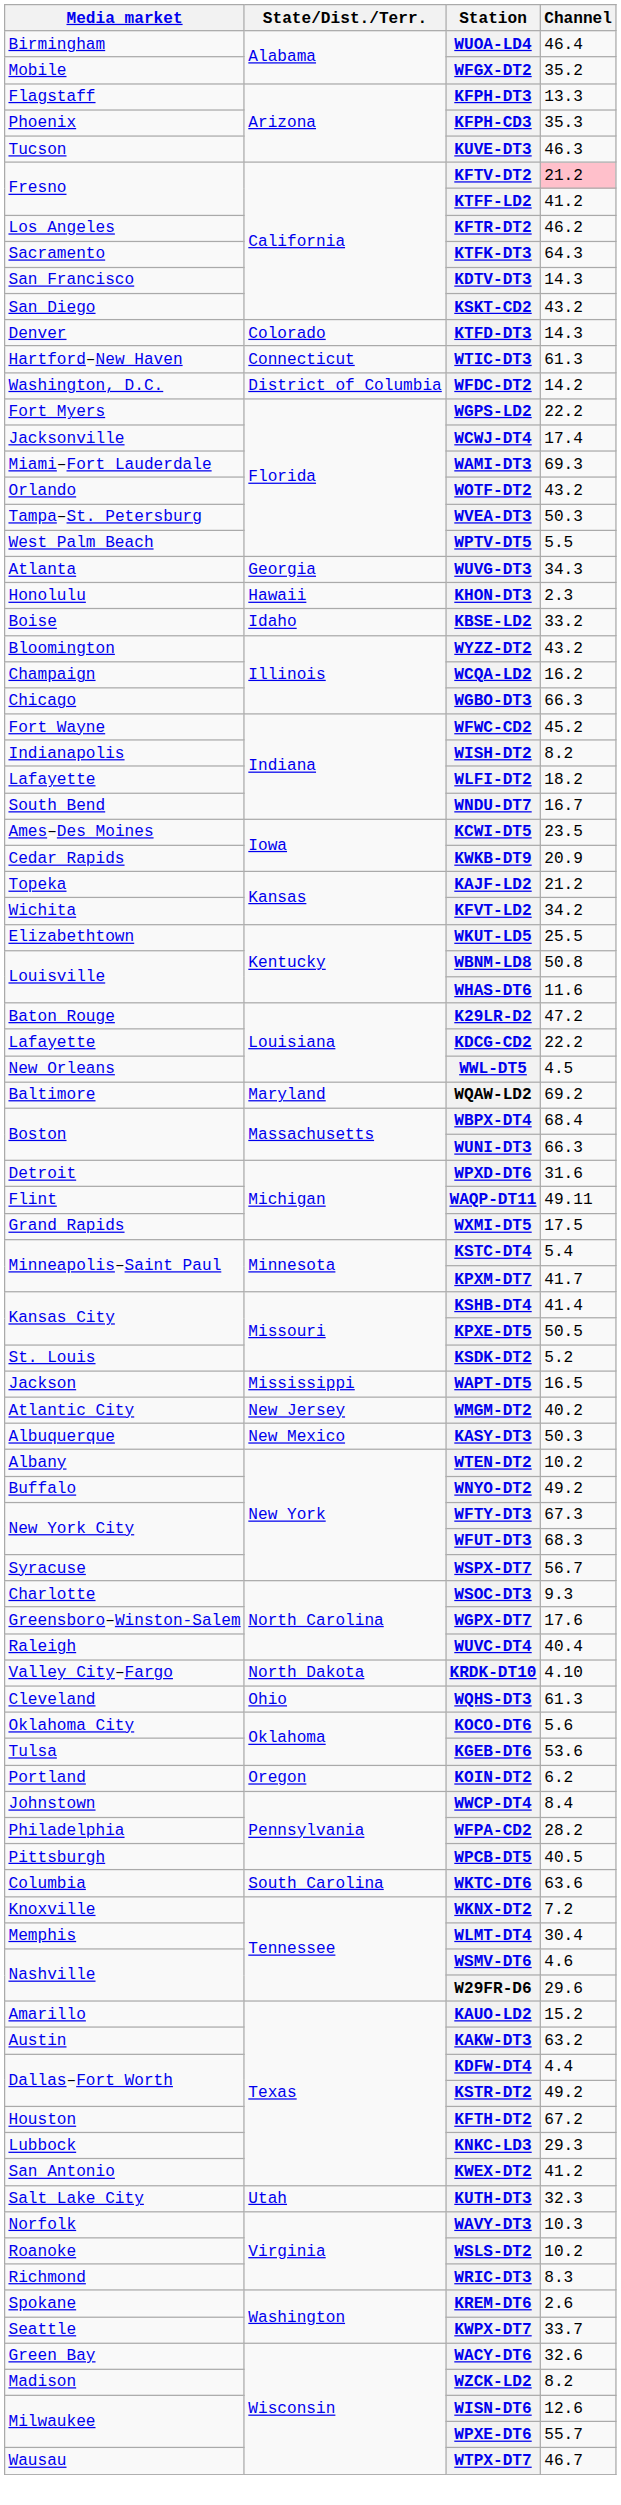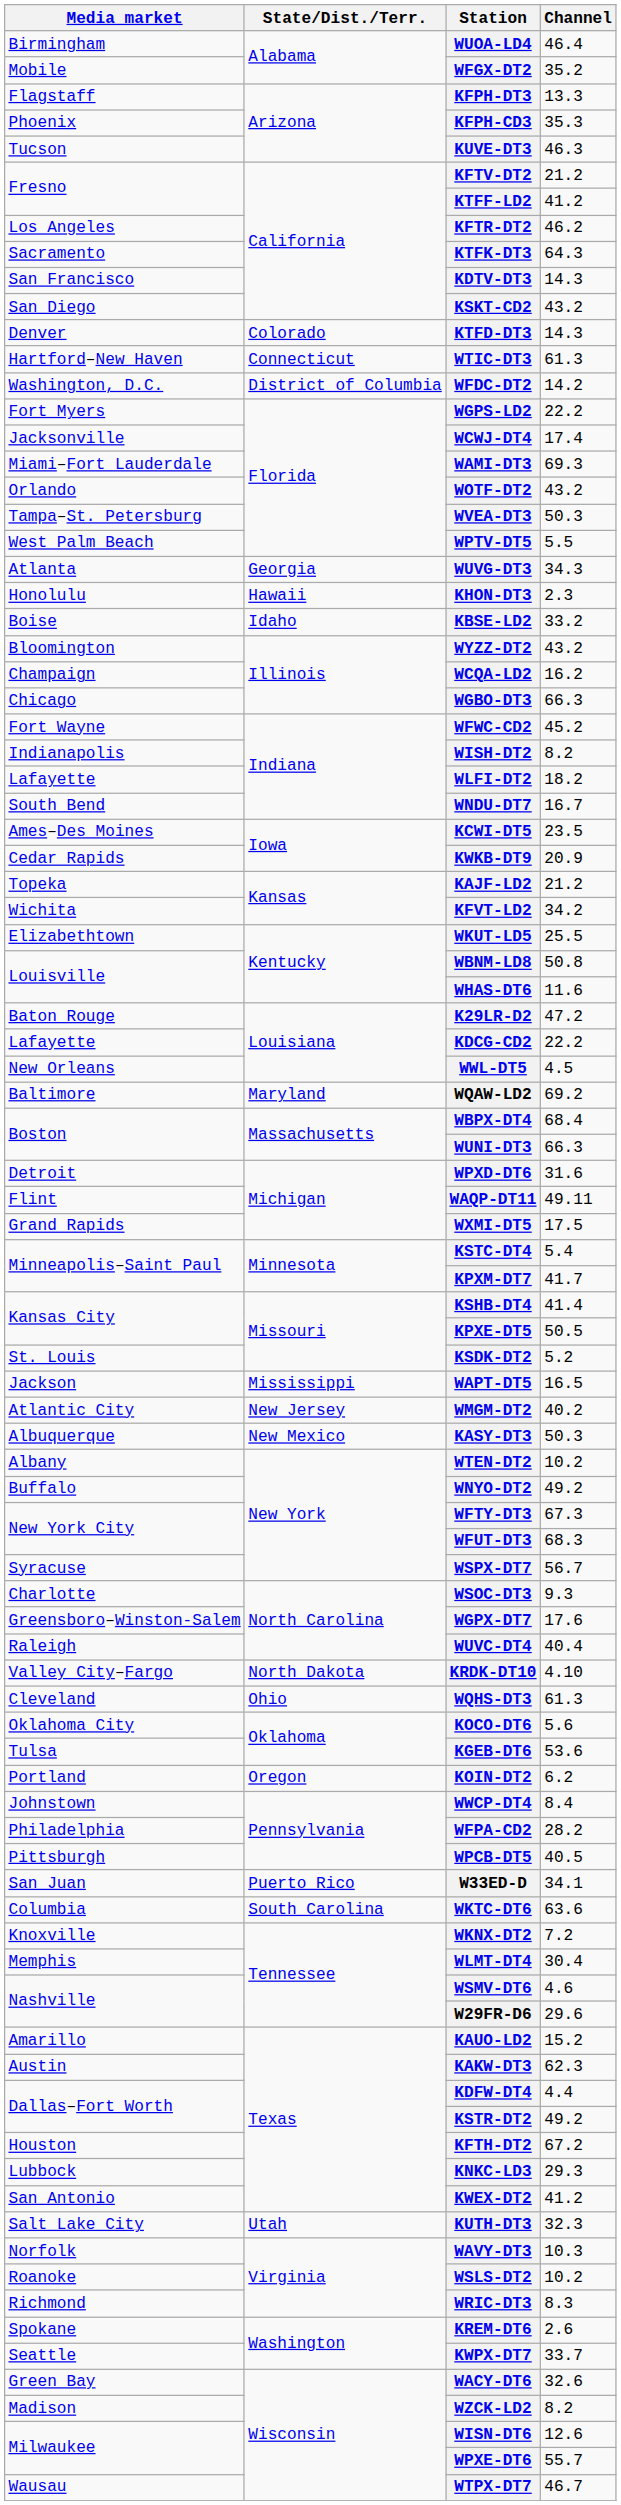(564, 175) pink background -> (564, 175) no background
+ row: (493, 1883)
(564, 2041) 63.2 -> (564, 2067) 62.3
